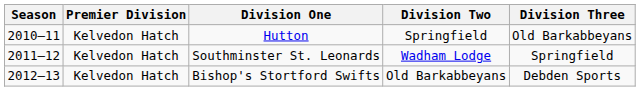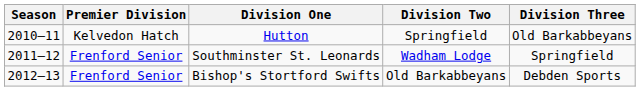(126, 55) Kelvedon Hatch -> (126, 55) Frenford Senior
(126, 76) Kelvedon Hatch -> (126, 76) Frenford Senior
